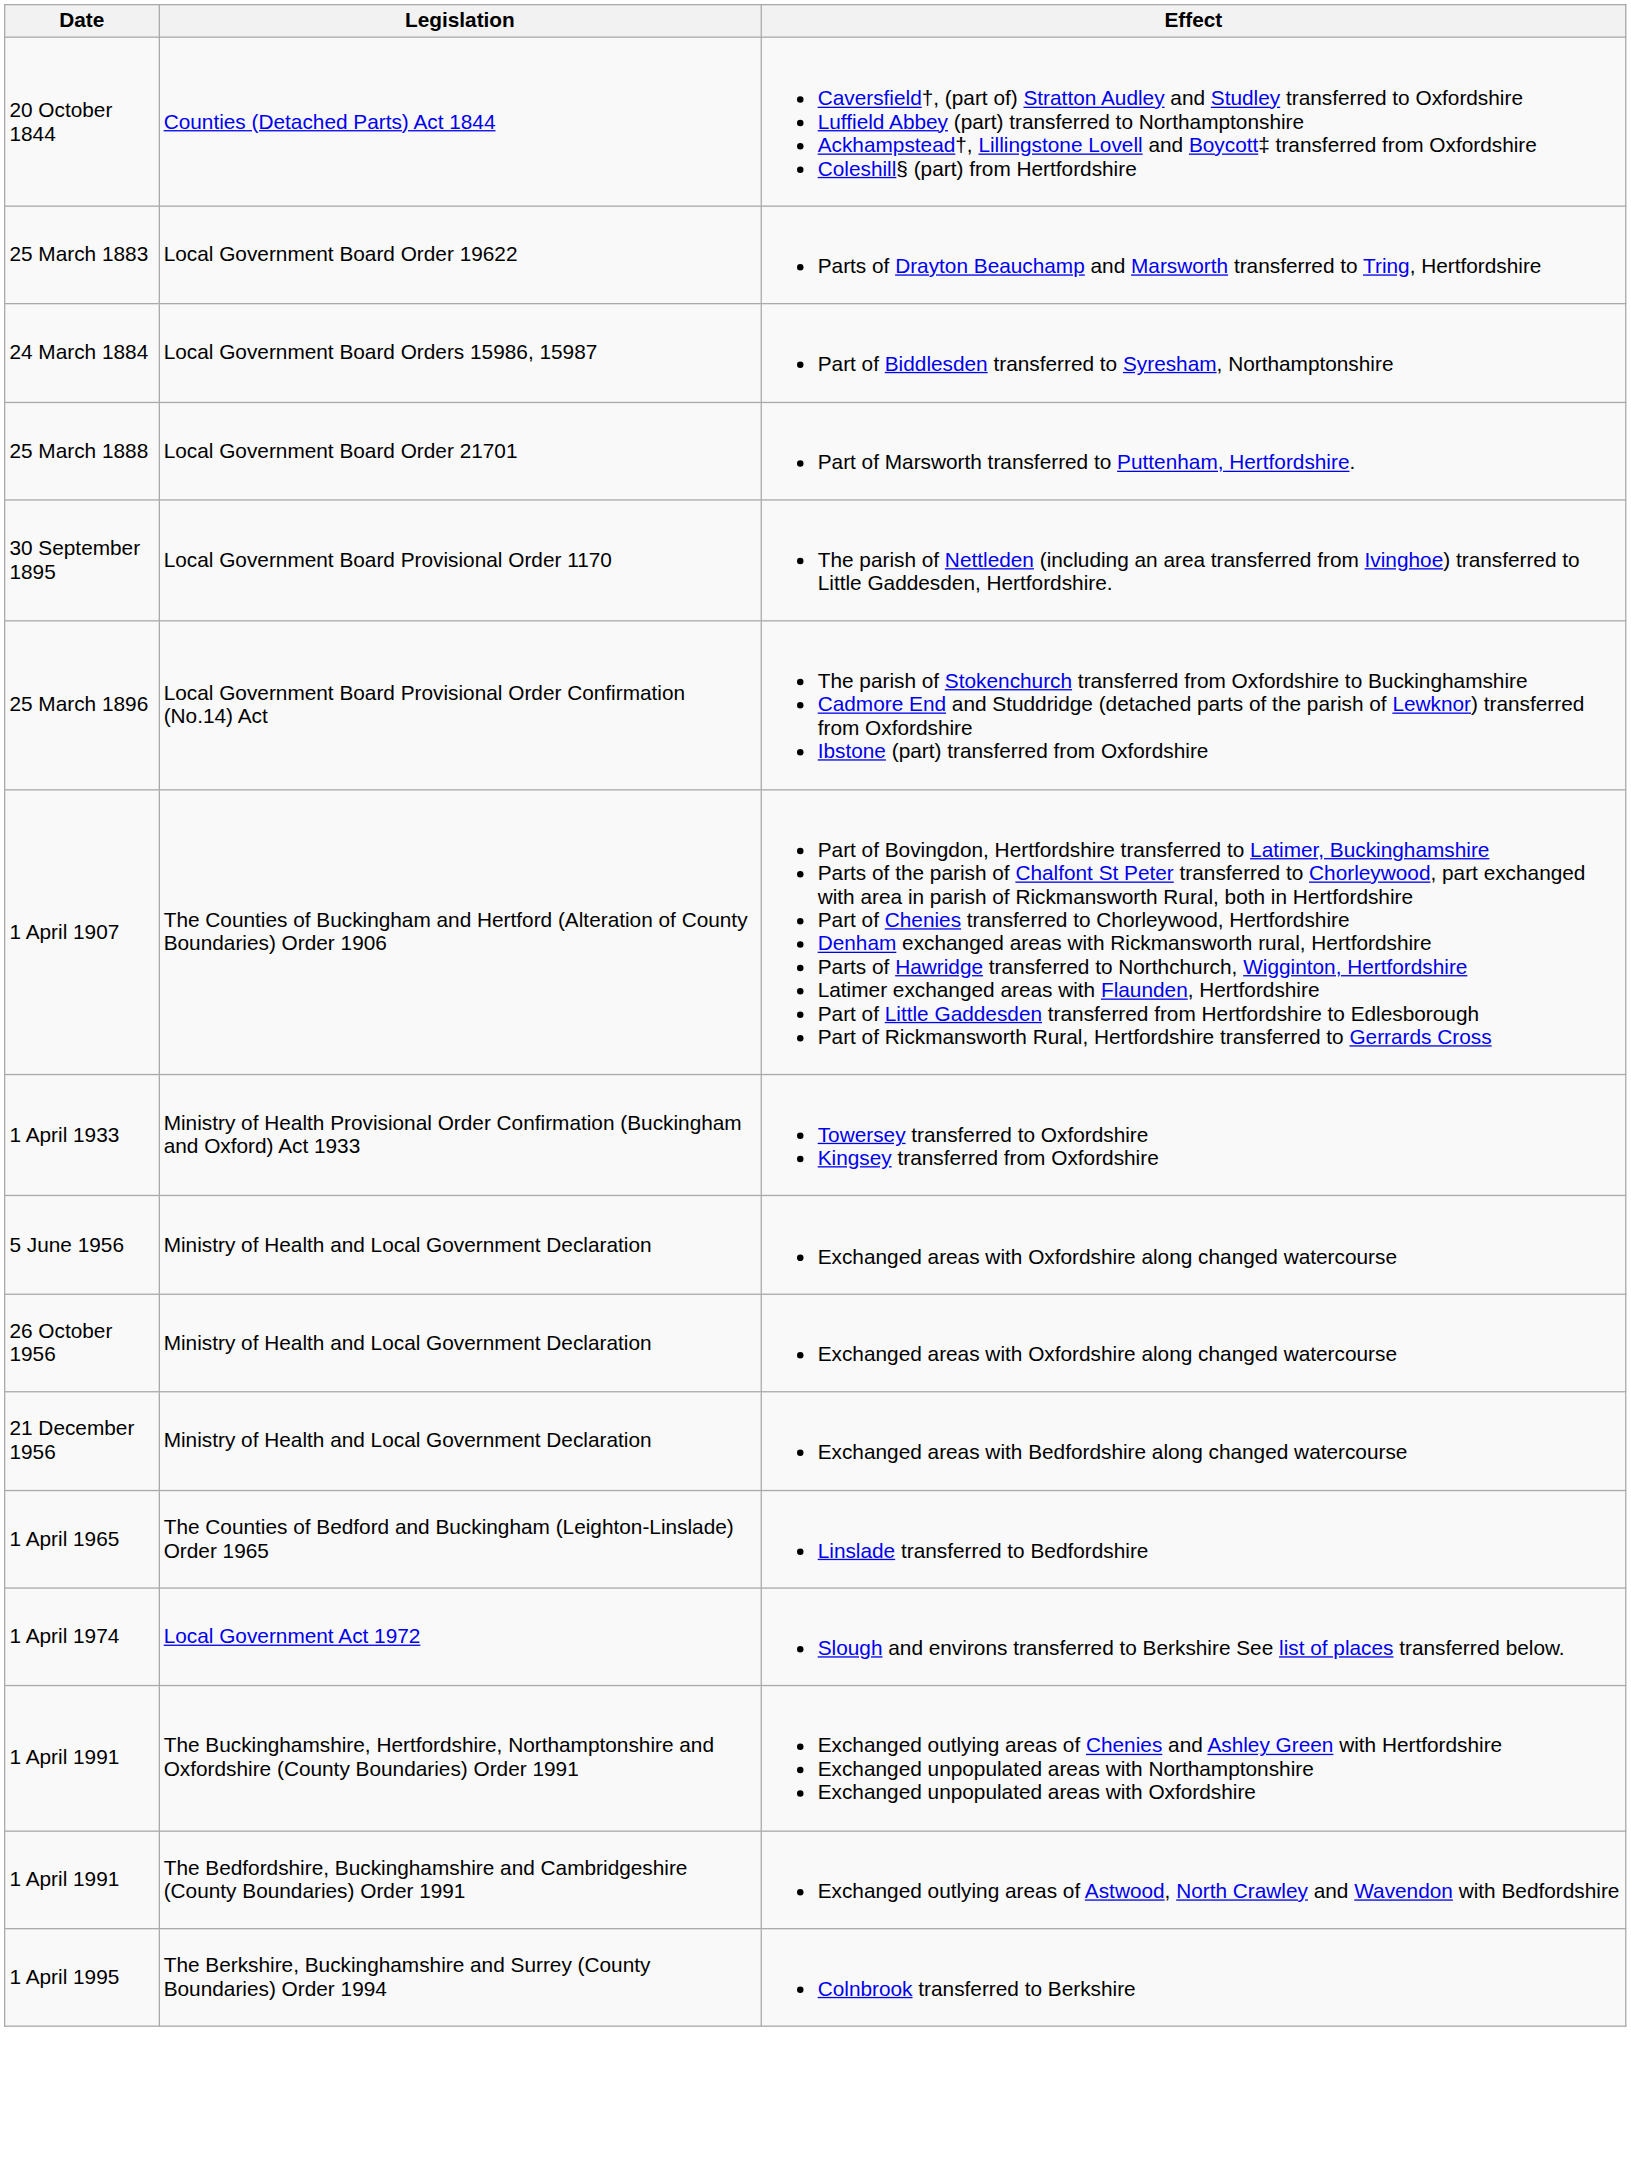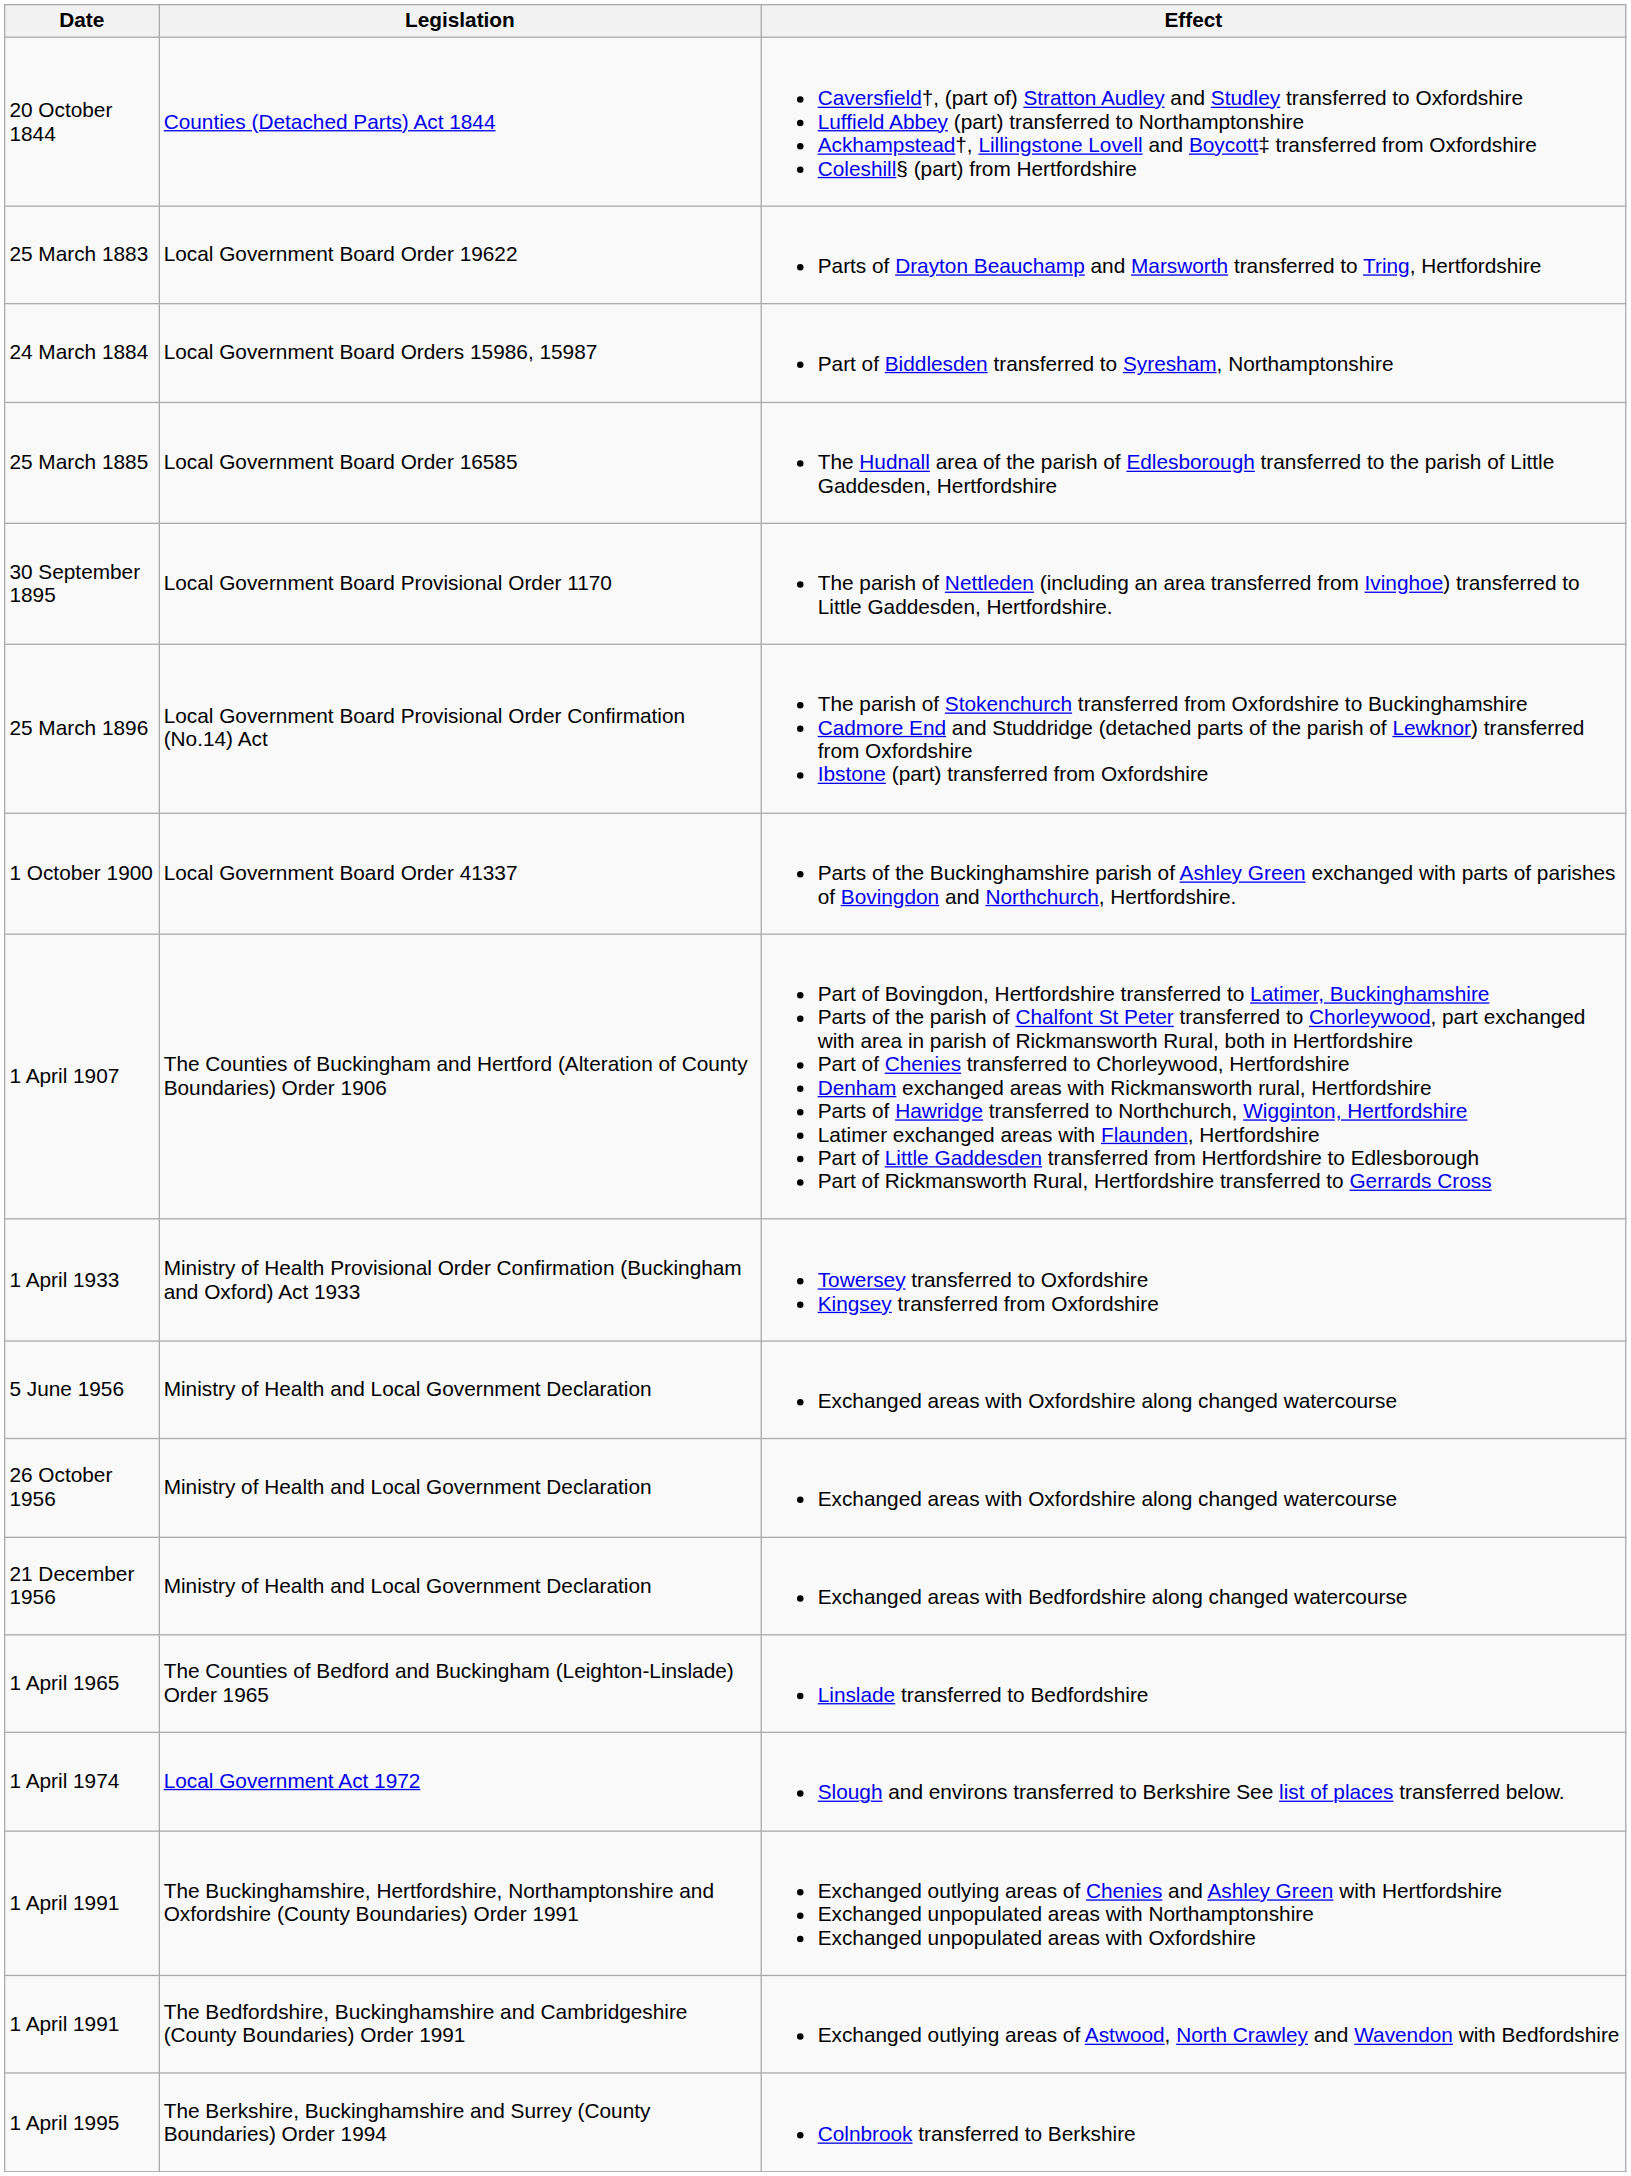+ row: (79, 462)
- row: (79, 450)
+ row: (81, 873)
